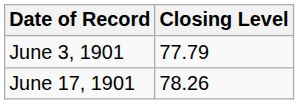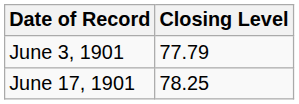(184, 83) 78.26 -> (184, 83) 78.25
